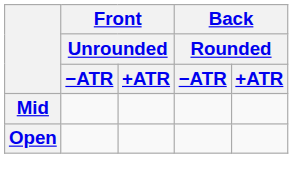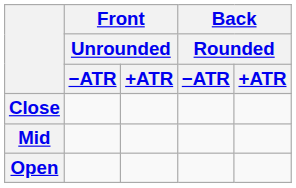+ row: (34, 108)
